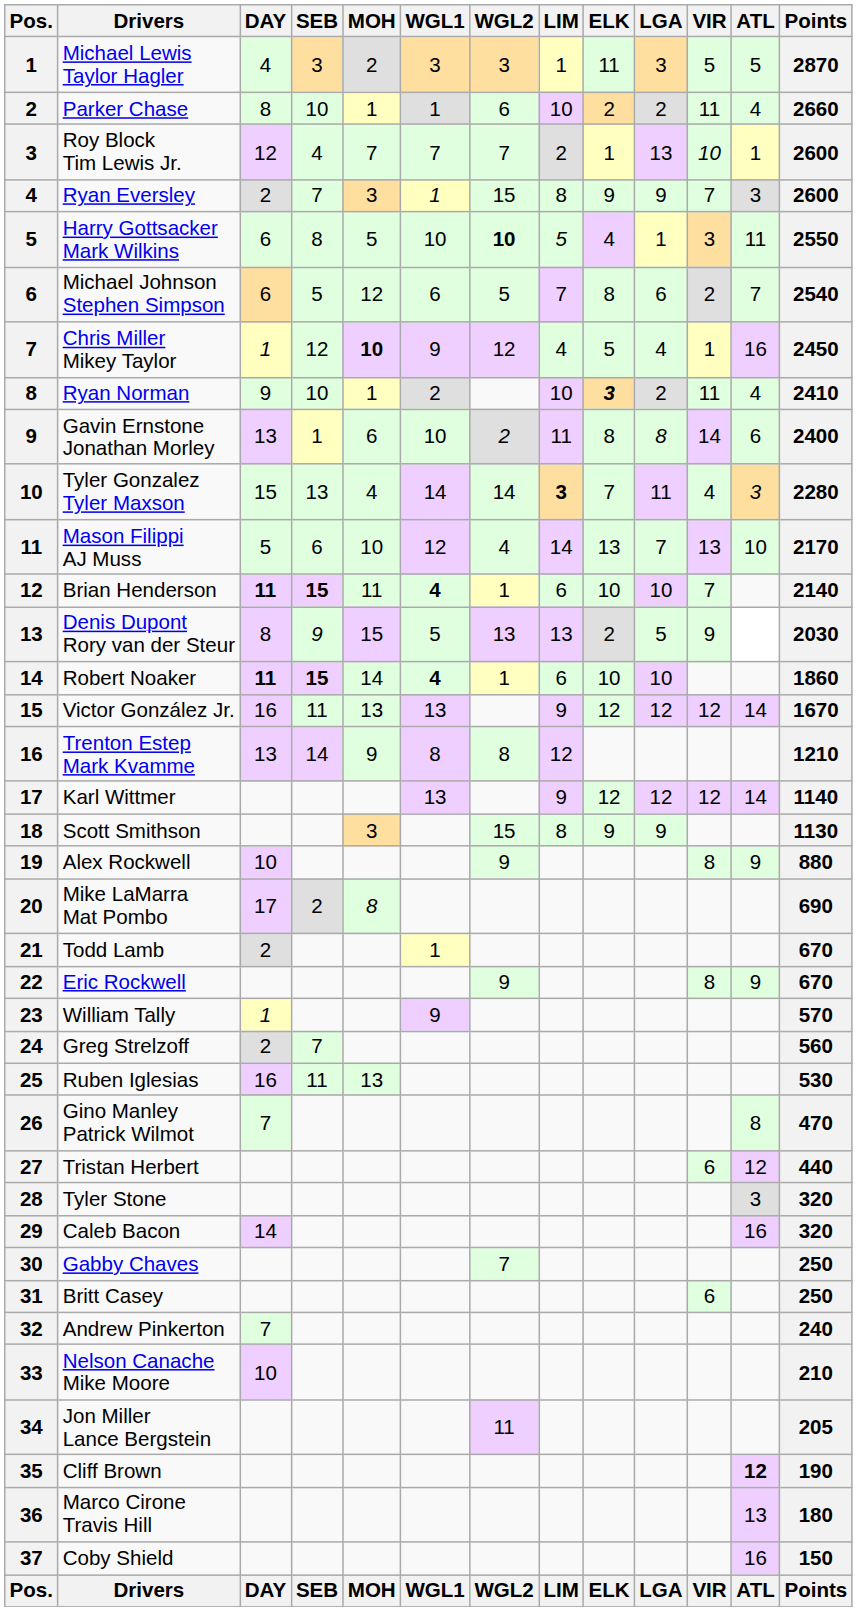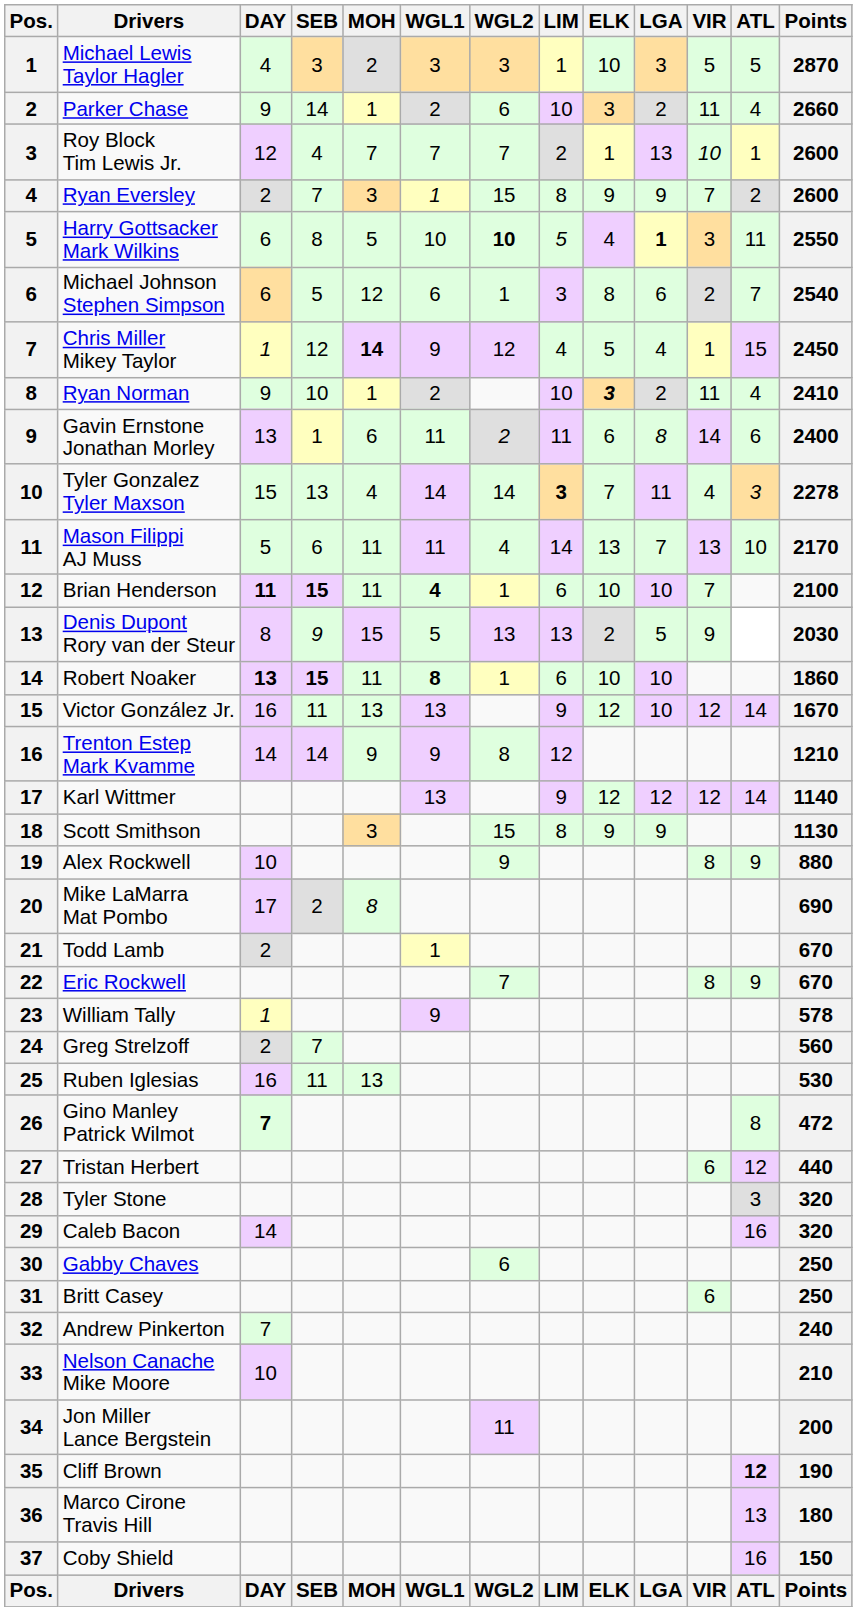(609, 64) 11 -> (609, 64) 10
(265, 108) 8 -> (265, 108) 9
(317, 108) 10 -> (317, 108) 14
(435, 108) 1 -> (435, 108) 2
(609, 108) 2 -> (609, 108) 3
(756, 195) 3 -> (756, 195) 2
(661, 239) normal -> (661, 239) bold
(504, 294) 5 -> (504, 294) 1
(561, 294) 7 -> (561, 294) 3
(372, 349) 10 -> (372, 349) 14
(756, 349) 16 -> (756, 349) 15
(435, 436) 10 -> (435, 436) 11
(609, 436) 8 -> (609, 436) 6
(816, 491) 2280 -> (816, 491) 2278
(372, 546) 10 -> (372, 546) 11
(435, 546) 12 -> (435, 546) 11
(816, 590) 2140 -> (816, 590) 2100
(265, 678) 11 -> (265, 678) 13
(372, 678) 14 -> (372, 678) 11
(435, 678) 4 -> (435, 678) 8
(661, 710) 12 -> (661, 710) 10
(265, 754) 13 -> (265, 754) 14
(435, 754) 8 -> (435, 754) 9
(504, 982) 9 -> (504, 982) 7
(816, 1014) 570 -> (816, 1014) 578
(265, 1123) normal -> (265, 1123) bold
(816, 1123) 470 -> (816, 1123) 472
(504, 1263) 7 -> (504, 1263) 6
(816, 1427) 205 -> (816, 1427) 200
